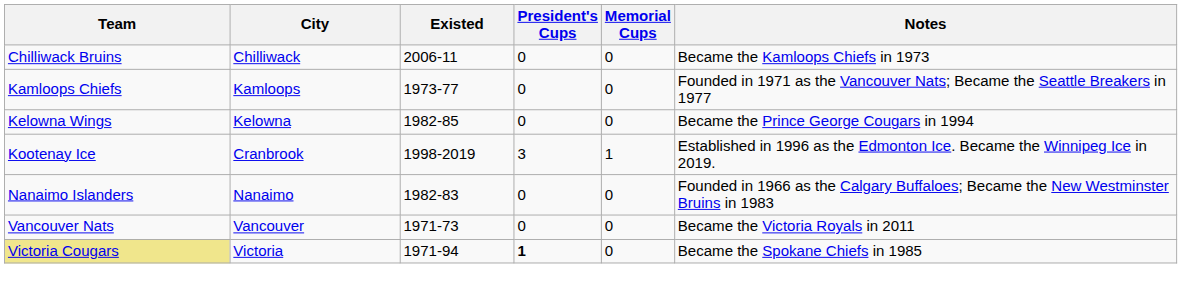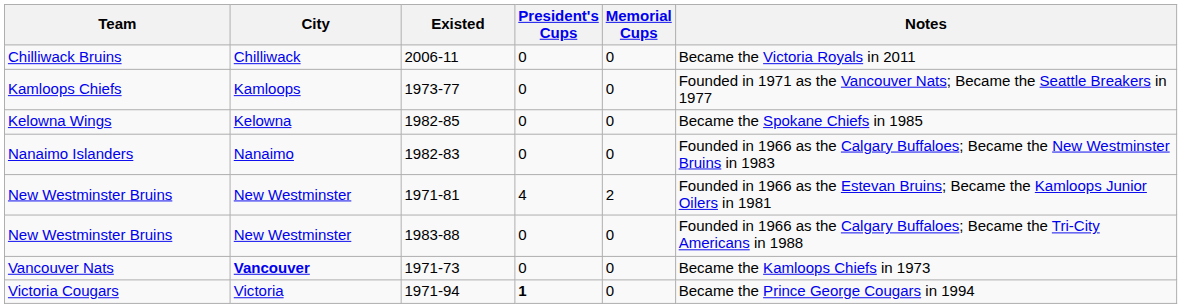(804, 57) Became the Kamloops Chiefs in 1973 -> (797, 57) Became the Victoria Royals in 2011
(826, 121) Became the Prince George Cougars in 1994 -> (801, 121) Became the Spokane Chiefs in 1985
- row: (439, 154)
+ row: (432, 194)
+ row: (432, 235)
(269, 227) normal -> (272, 267) bold
(796, 227) Became the Victoria Royals in 2011 -> (804, 267) Became the Kamloops Chiefs in 1973
(63, 251) khaki background -> (63, 291) no background
(800, 251) Became the Spokane Chiefs in 1985 -> (827, 291) Became the Prince George Cougars in 1994
